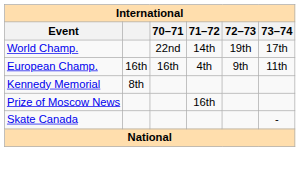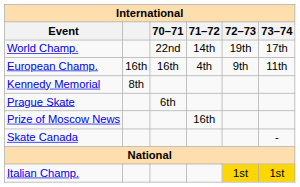+ row: (41, 102)
+ row: (43, 173)
